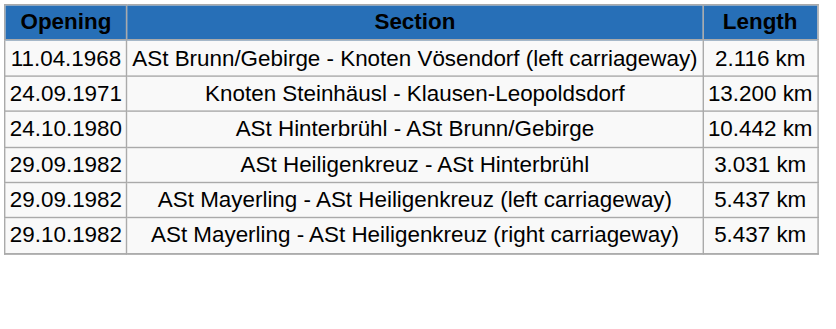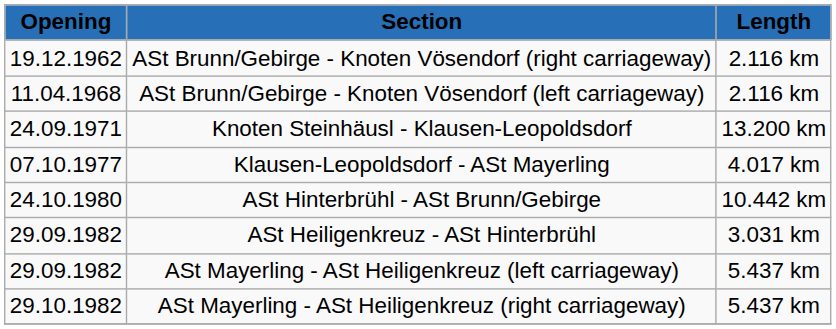+ row: (422, 57)
+ row: (422, 164)
